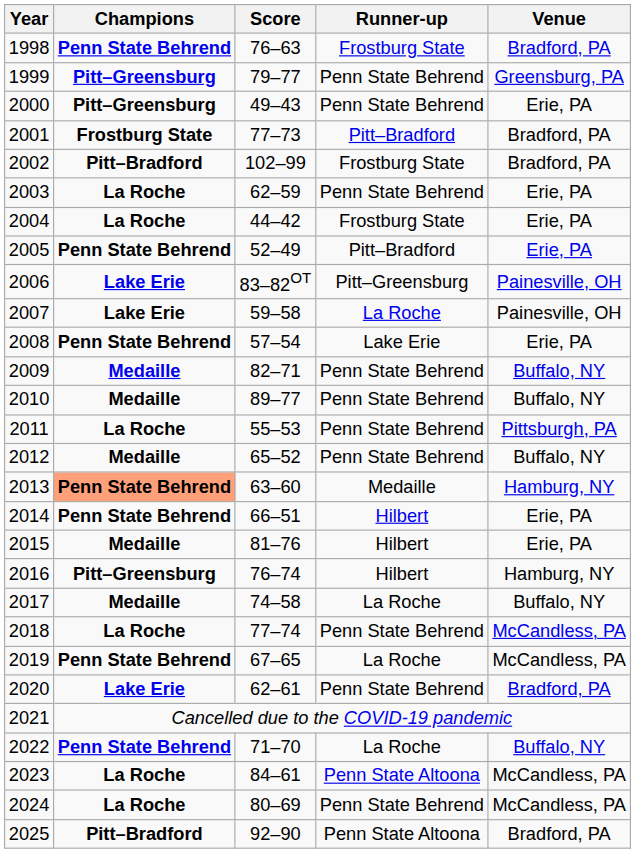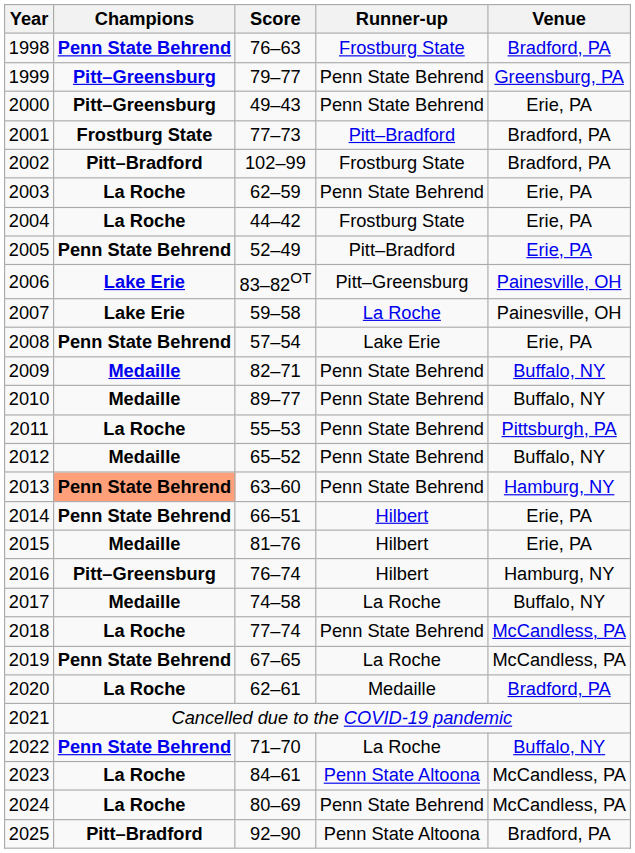(402, 486) Medaille -> (402, 486) Penn State Behrend
(144, 689) Lake Erie -> (144, 689) La Roche
(402, 689) Penn State Behrend -> (402, 689) Medaille
